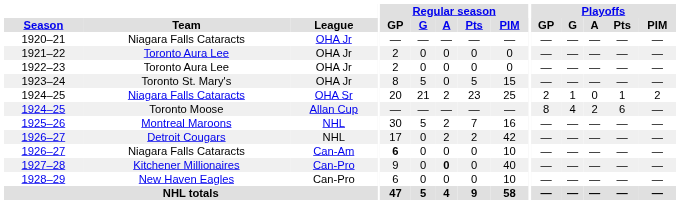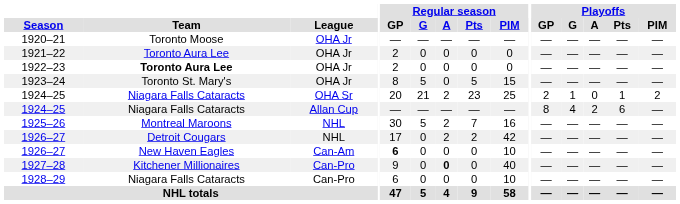(186, 39) Niagara Falls Cataracts -> (186, 39) Toronto Moose
(186, 67) normal -> (186, 67) bold
(186, 109) Toronto Moose -> (186, 109) Niagara Falls Cataracts
(186, 151) Niagara Falls Cataracts -> (186, 151) New Haven Eagles
(186, 179) New Haven Eagles -> (186, 179) Niagara Falls Cataracts
